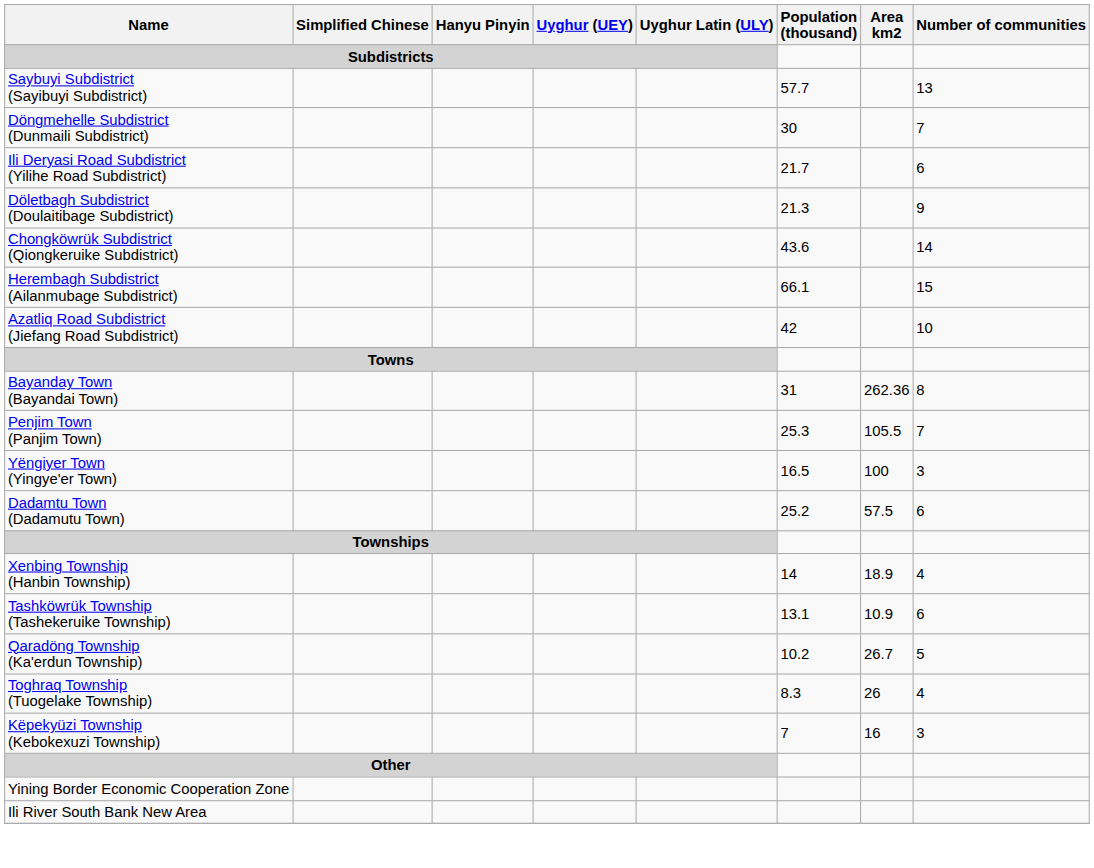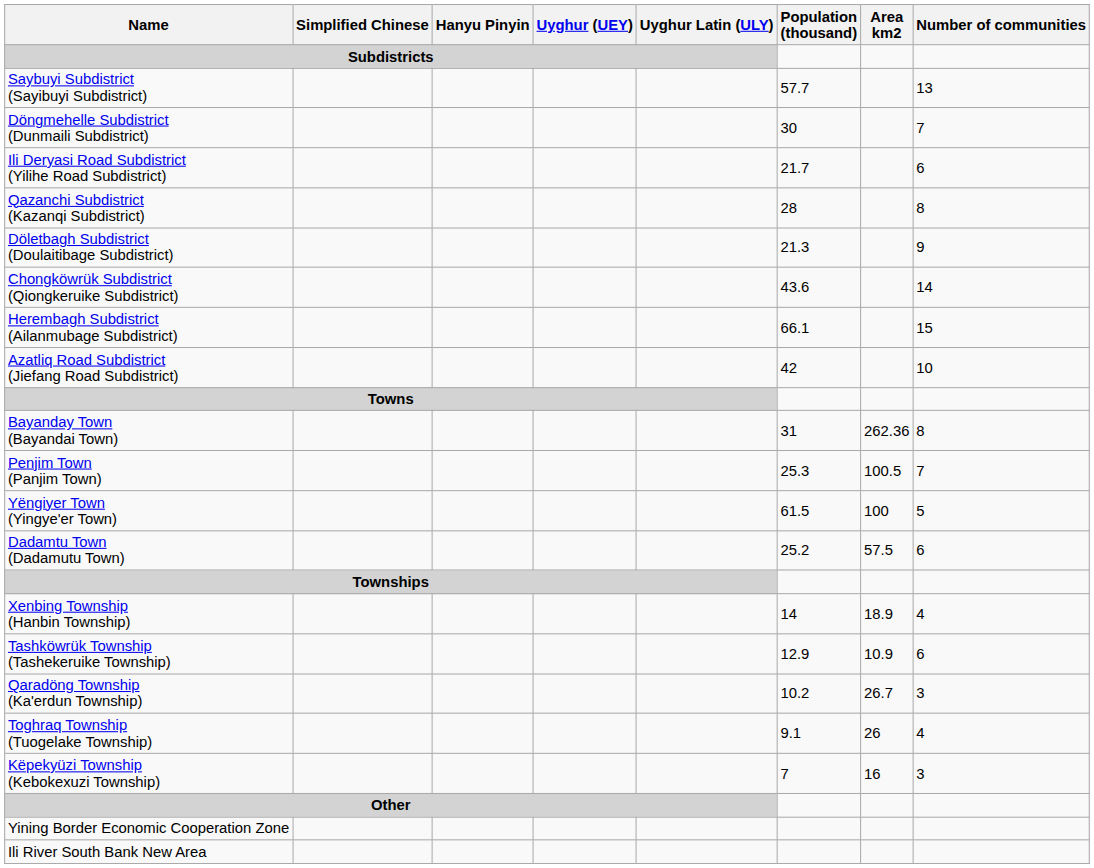+ row: (76, 208)
(883, 431) 105.5 -> (883, 470) 100.5
(795, 470) 16.5 -> (795, 510) 61.5
(920, 470) 3 -> (920, 510) 5
(795, 614) 13.1 -> (795, 654) 12.9
(920, 654) 5 -> (920, 693) 3
(791, 693) 8.3 -> (791, 733) 9.1
